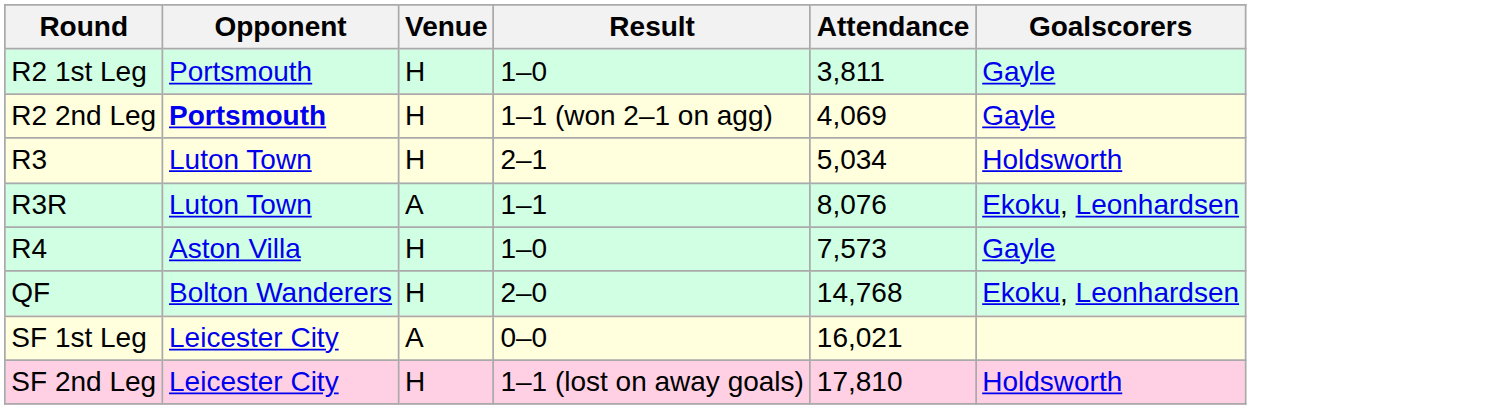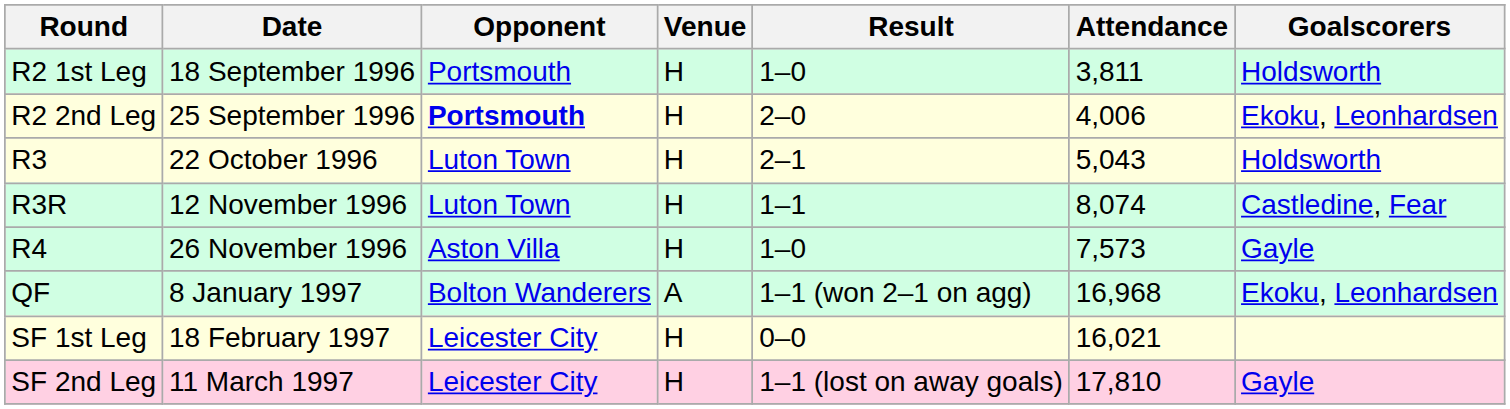+ column: (292, 26)
(1019, 71) Gayle -> (1311, 71) Holdsworth
(637, 115) 1–1 (won 2–1 on agg) -> (783, 115) 2–0
(852, 115) 4,069 -> (1111, 115) 4,006
(1019, 115) Gayle -> (1369, 115) Ekoku, Leonhardsen
(852, 159) 5,034 -> (1111, 159) 5,043
(414, 204) A -> (674, 204) H
(852, 204) 8,076 -> (1111, 204) 8,074
(1111, 204) Ekoku, Leonhardsen -> (1344, 204) Castledine, Fear
(415, 293) H -> (673, 293) A
(524, 293) 2–0 -> (895, 293) 1–1 (won 2–1 on agg)
(860, 293) 14,768 -> (1119, 293) 16,968
(414, 337) A -> (674, 337) H
(1052, 381) Holdsworth -> (1278, 381) Gayle
